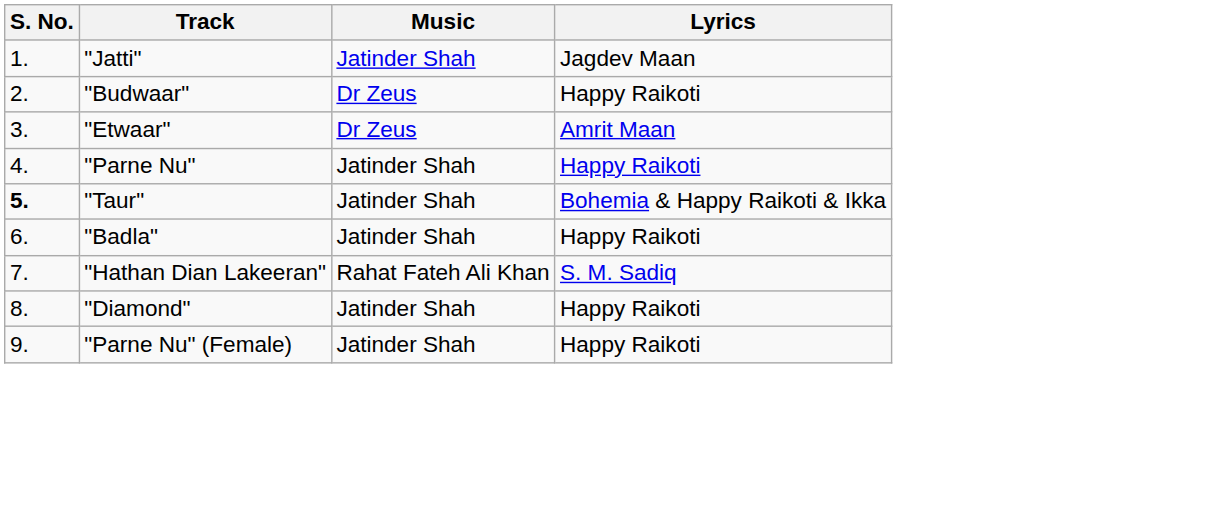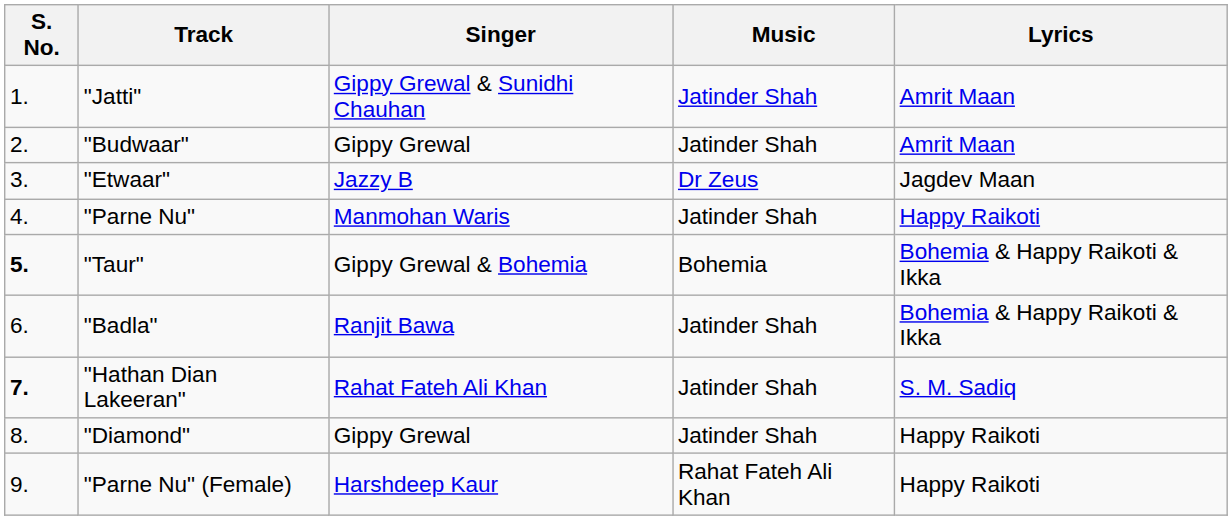+ column: (501, 35)
(628, 58) Jagdev Maan -> (957, 96) Amrit Maan
(377, 93) Dr Zeus -> (748, 144) Jatinder Shah
(630, 93) Happy Raikoti -> (957, 144) Amrit Maan
(618, 129) Amrit Maan -> (967, 180) Jagdev Maan
(406, 201) Jatinder Shah -> (723, 264) Bohemia
(630, 237) Happy Raikoti -> (1039, 325) Bohemia & Happy Raikoti & Ikka
(19, 272) normal -> (19, 387) bold
(443, 272) Rahat Fateh Ali Khan -> (748, 387) Jatinder Shah
(406, 344) Jatinder Shah -> (755, 483) Rahat Fateh Ali Khan
